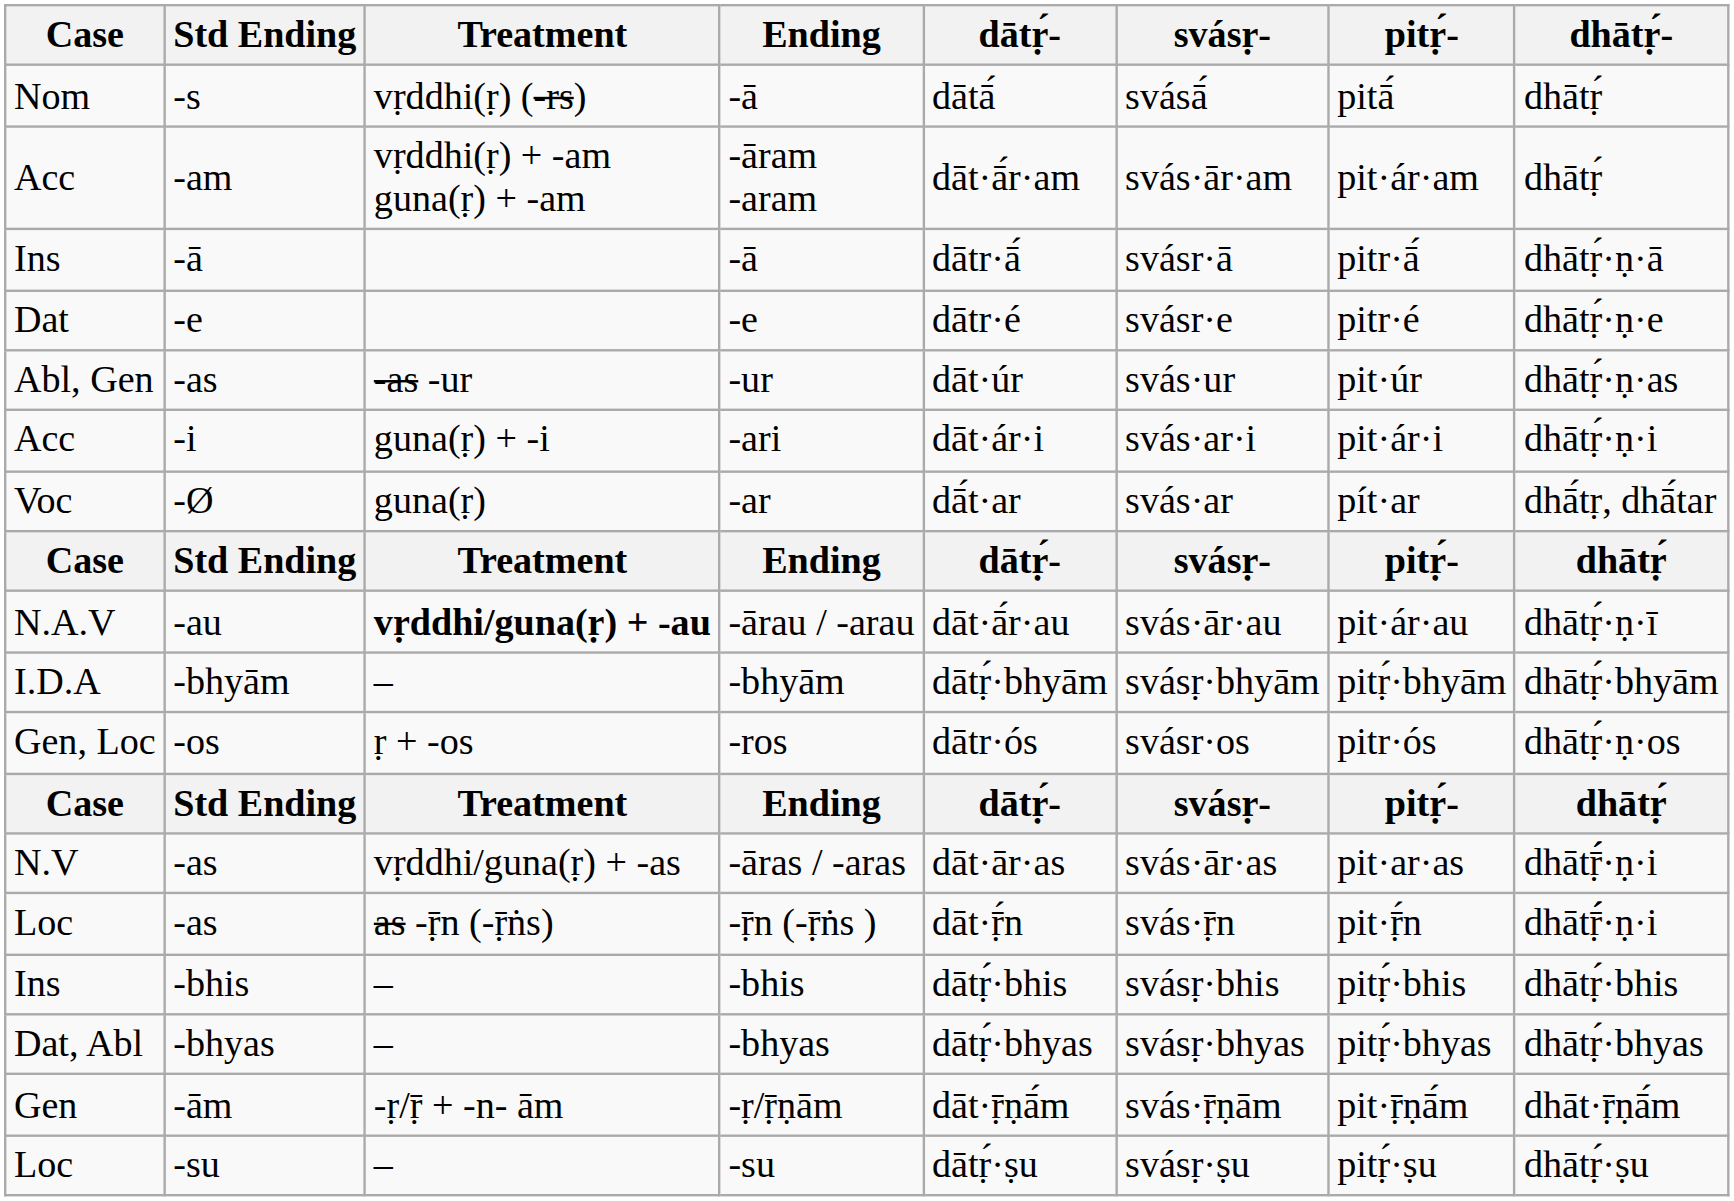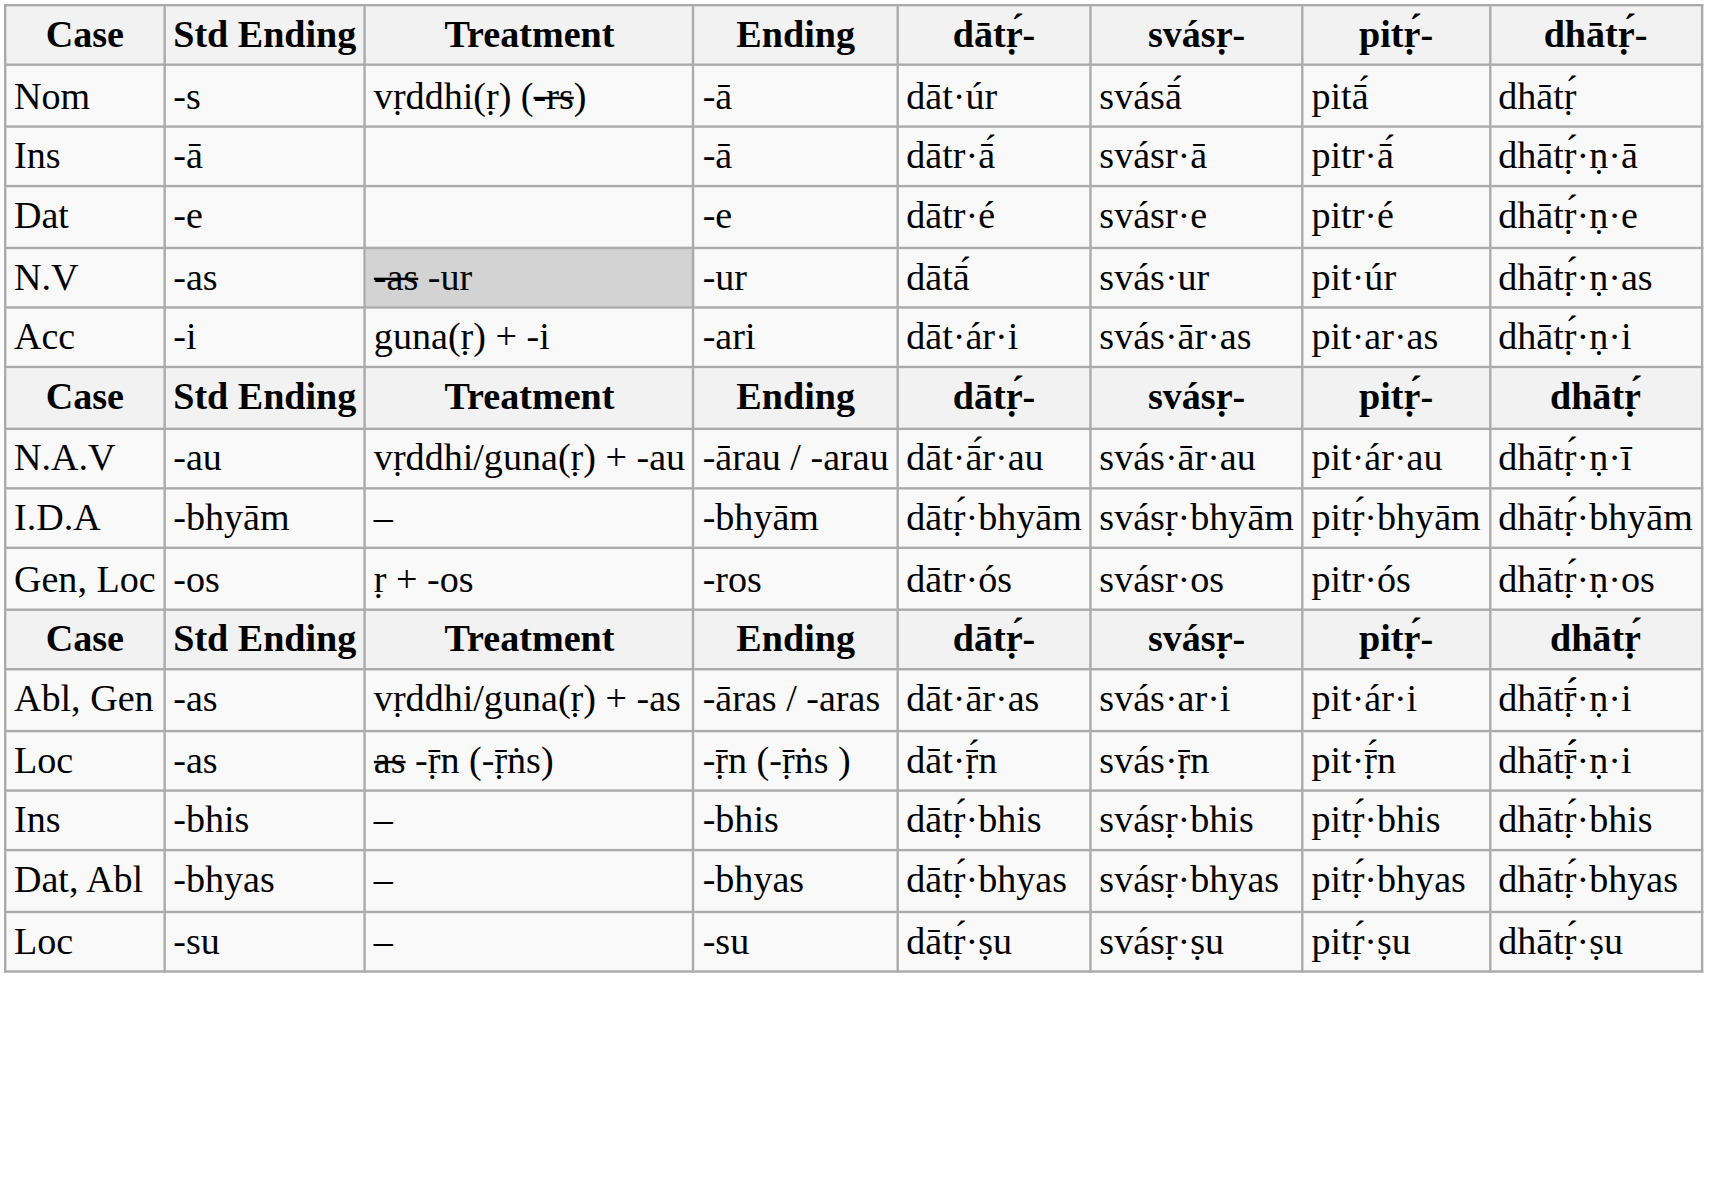(964, 95) dātā́ -> (952, 95) dāt·úr
- row: (203, 176)
(84, 379) Abl, Gen -> (46, 276) N.V
(423, 379) no background -> (423, 276) lightgrey background
(977, 379) dāt·úr -> (938, 276) dātā́
(1191, 439) svás·ar·i -> (1175, 336) svás·ār·as
(1390, 439) pit·ár·i -> (1375, 336) pit·ar·as
- row: (193, 500)
(542, 621) bold -> (529, 457) normal
(46, 862) N.V -> (84, 699) Abl, Gen
(1201, 862) svás·ār·as -> (1165, 699) svás·ar·i
(1401, 862) pit·ar·as -> (1364, 699) pit·ár·i
- row: (203, 1104)
